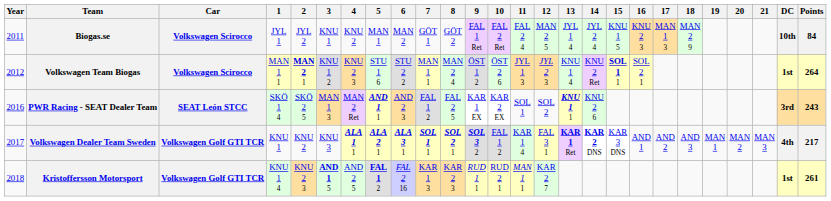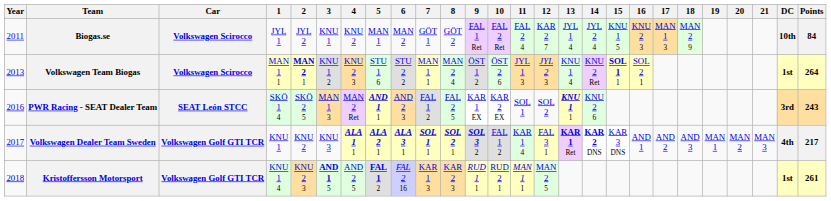(546, 36) MAN 2 5 -> (546, 36) KAR 2 7
(15, 71) 2012 -> (15, 71) 2013
(546, 177) KAR 2 7 -> (546, 177) MAN 2 5
